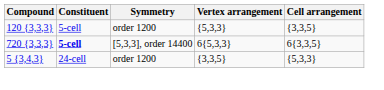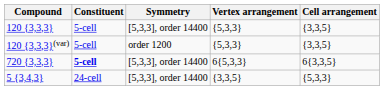(134, 28) order 1200 -> (168, 28) [5,3,3], order 14400
+ row: (38, 45)
(134, 59) order 1200 -> (168, 77) [5,3,3], order 14400
